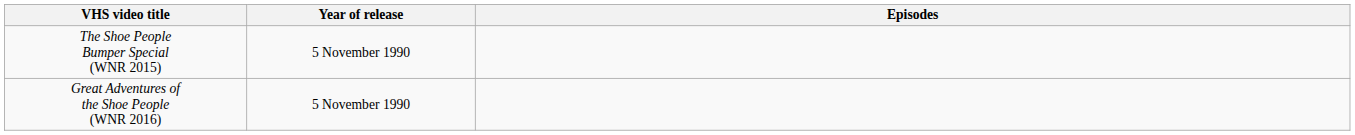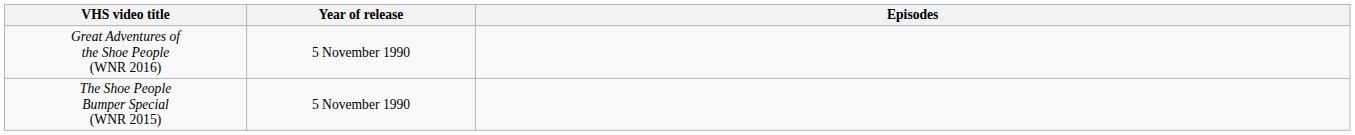rows swapped: (126, 52) <-> (126, 104)
